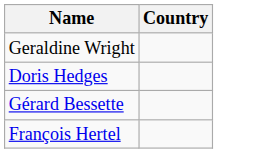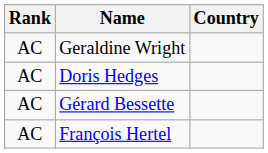+ column: (30, 18)
